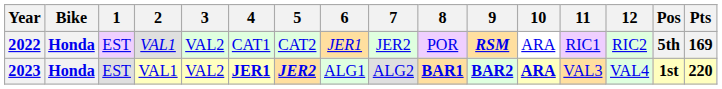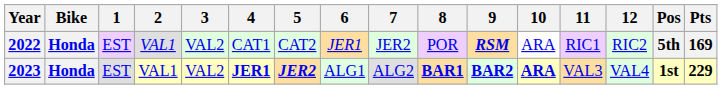(701, 71) 220 -> (701, 71) 229
